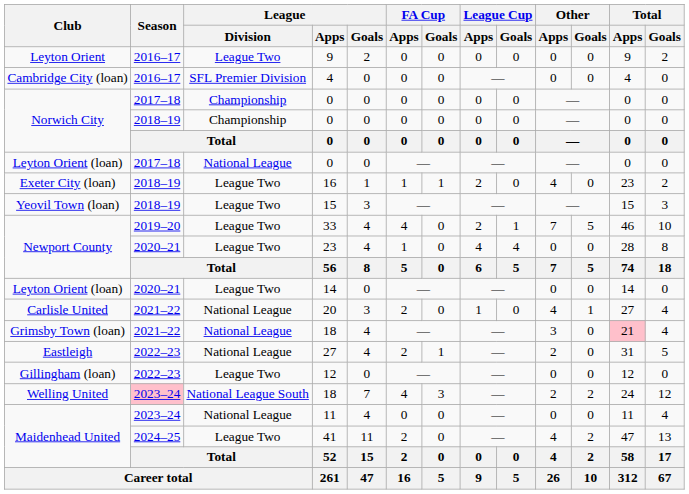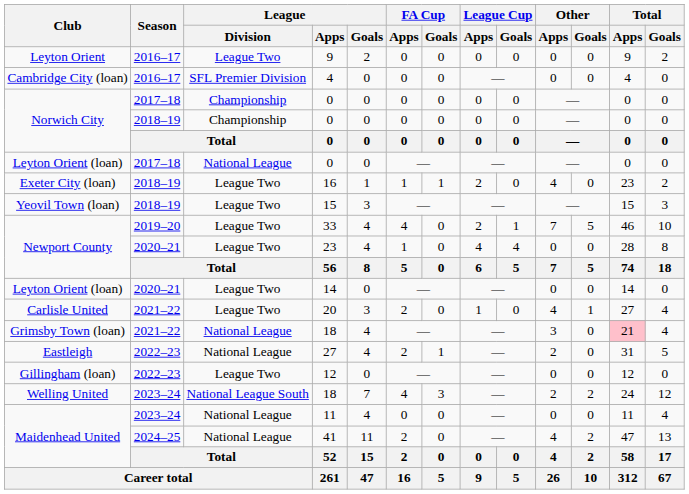(248, 309) National League -> (248, 309) League Two
(157, 394) pink background -> (157, 394) no background
(248, 436) League Two -> (248, 436) National League
